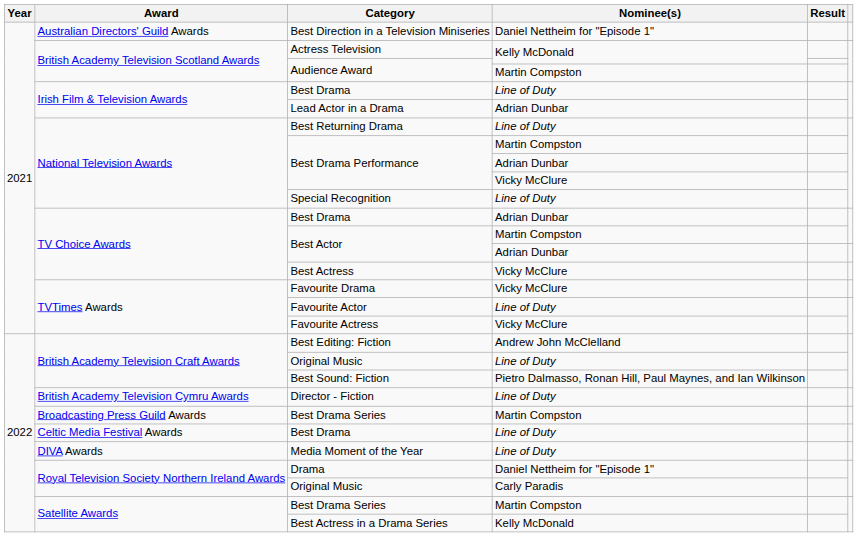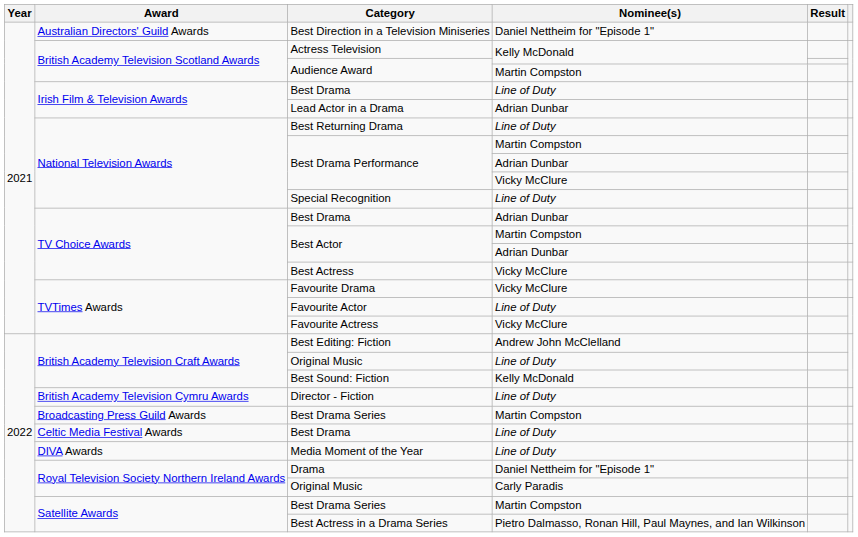(650, 379) Pietro Dalmasso, Ronan Hill, Paul Maynes, and Ian Wilkinson -> (534, 379) Kelly McDonald
(534, 523) Kelly McDonald -> (650, 523) Pietro Dalmasso, Ronan Hill, Paul Maynes, and Ian Wilkinson
